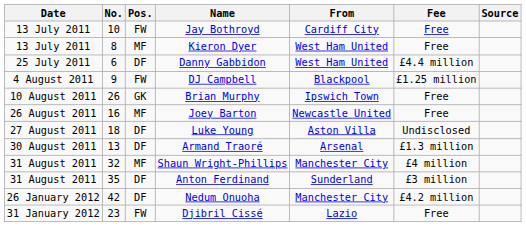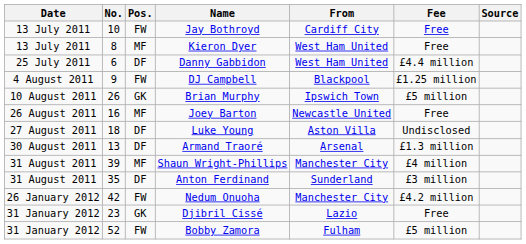(436, 96) Free -> (436, 96) £5 million
(114, 163) 32 -> (114, 163) 39
(140, 197) DF -> (140, 197) FW
(140, 214) FW -> (140, 214) GK
+ row: (222, 230)
